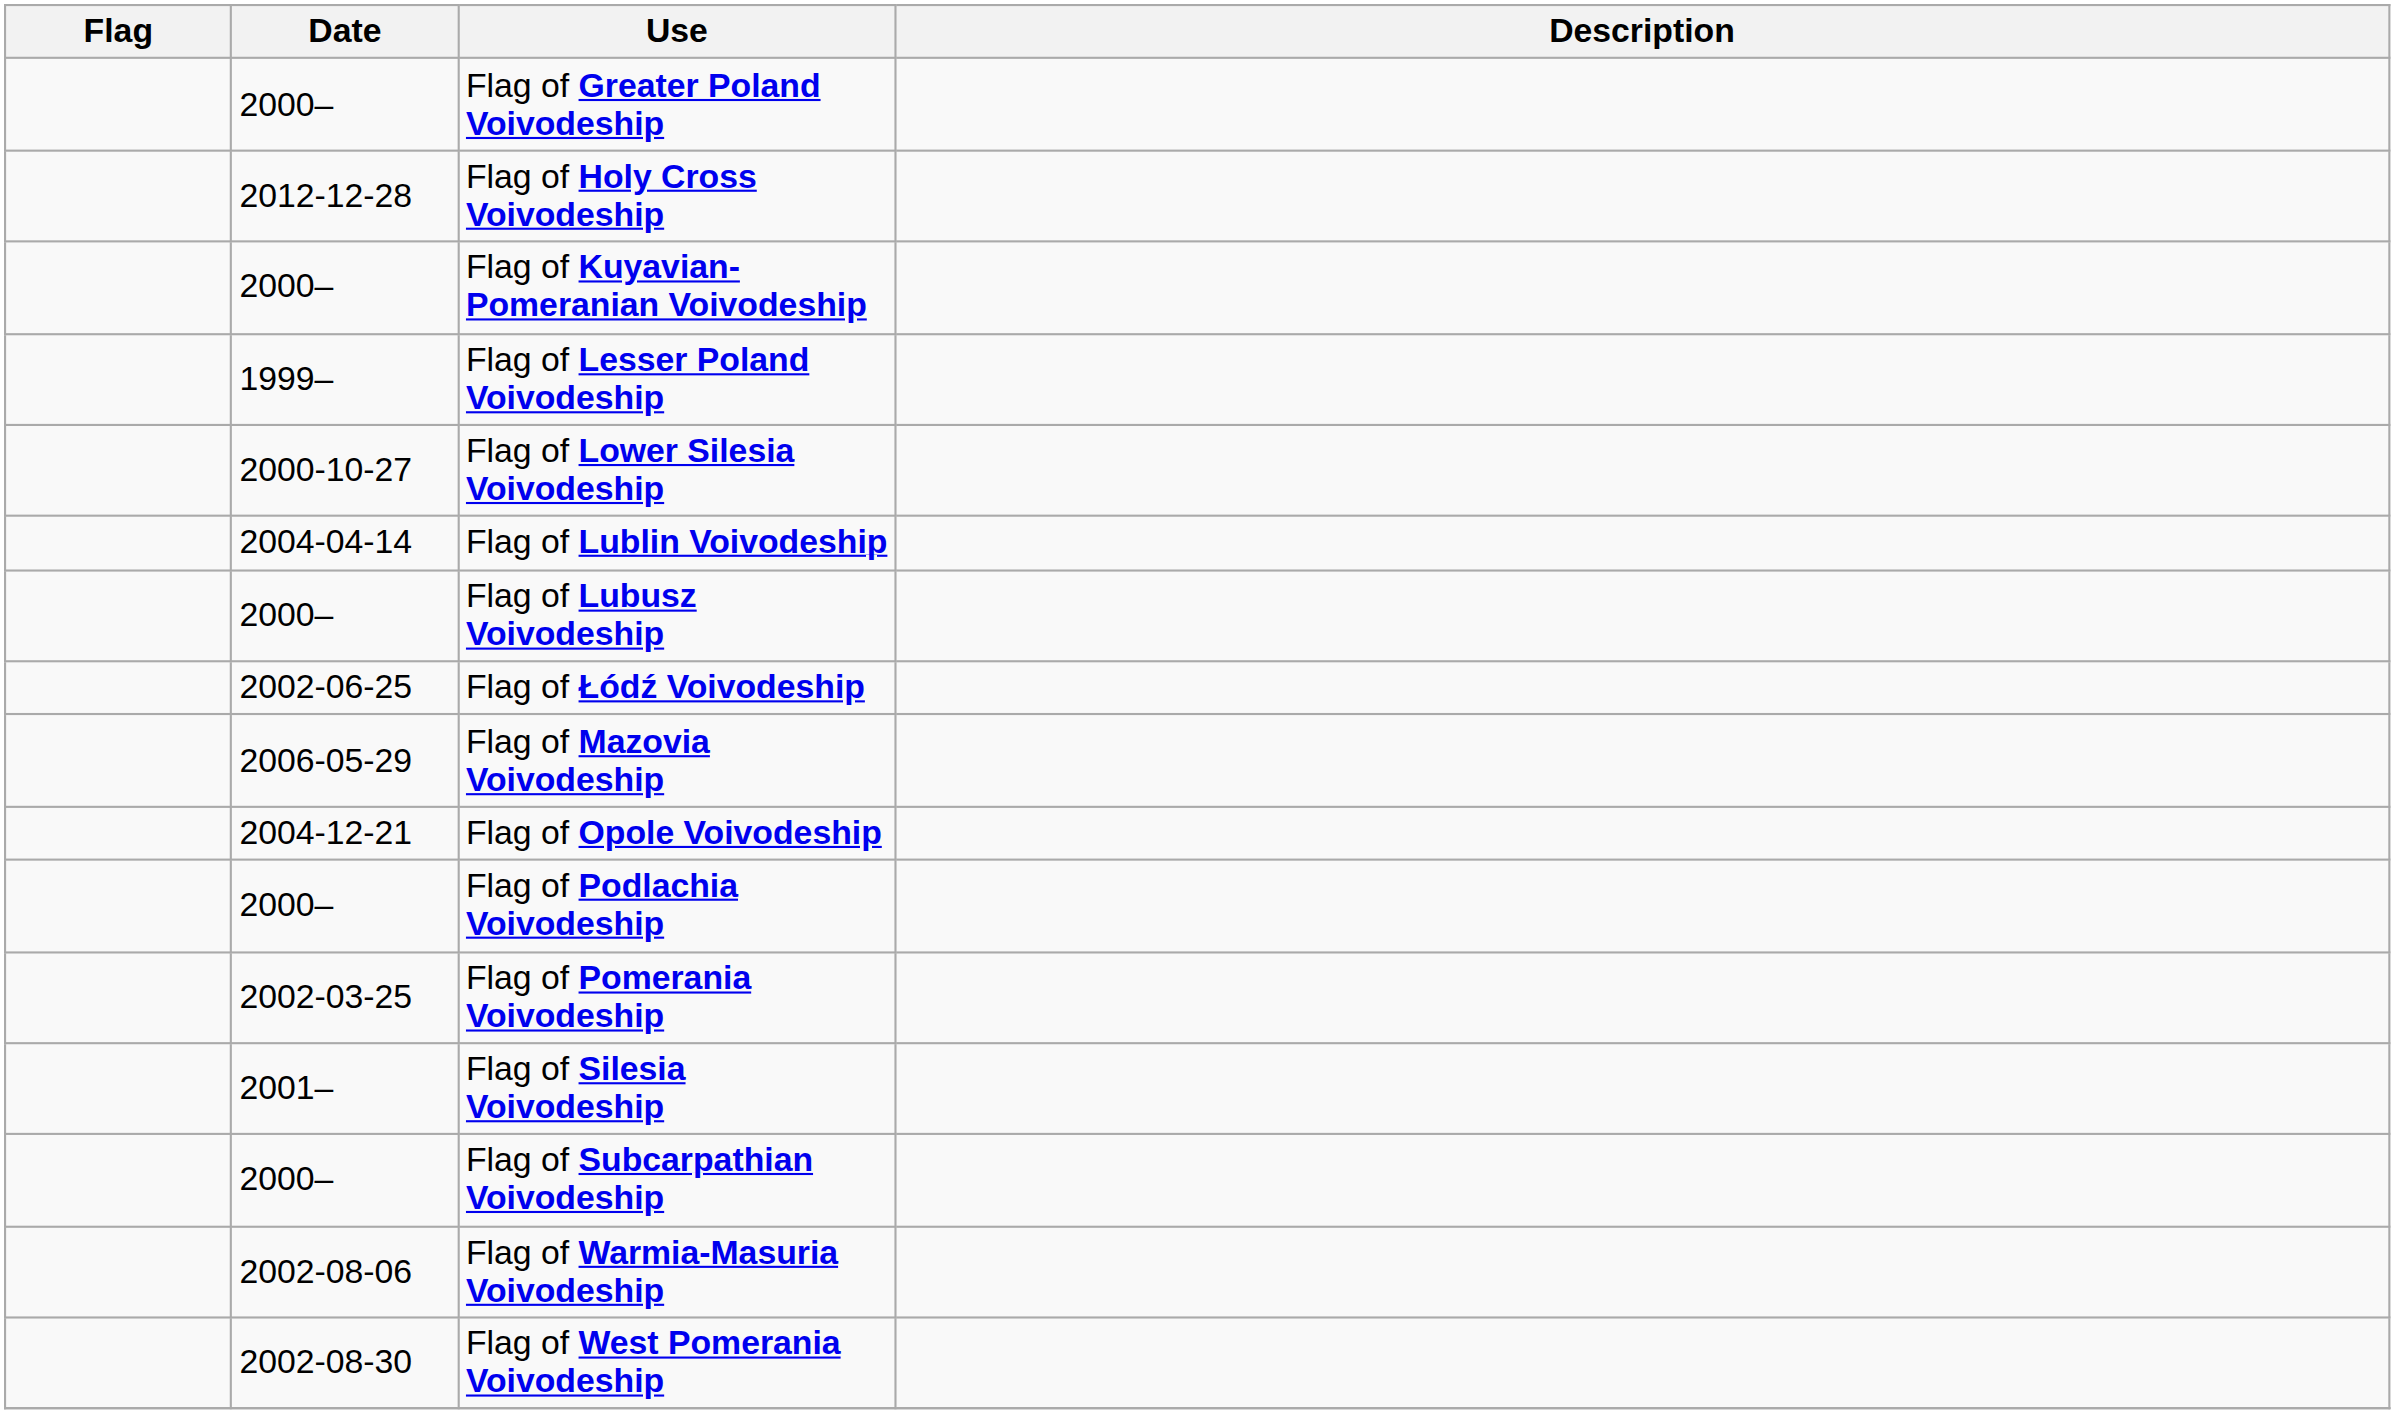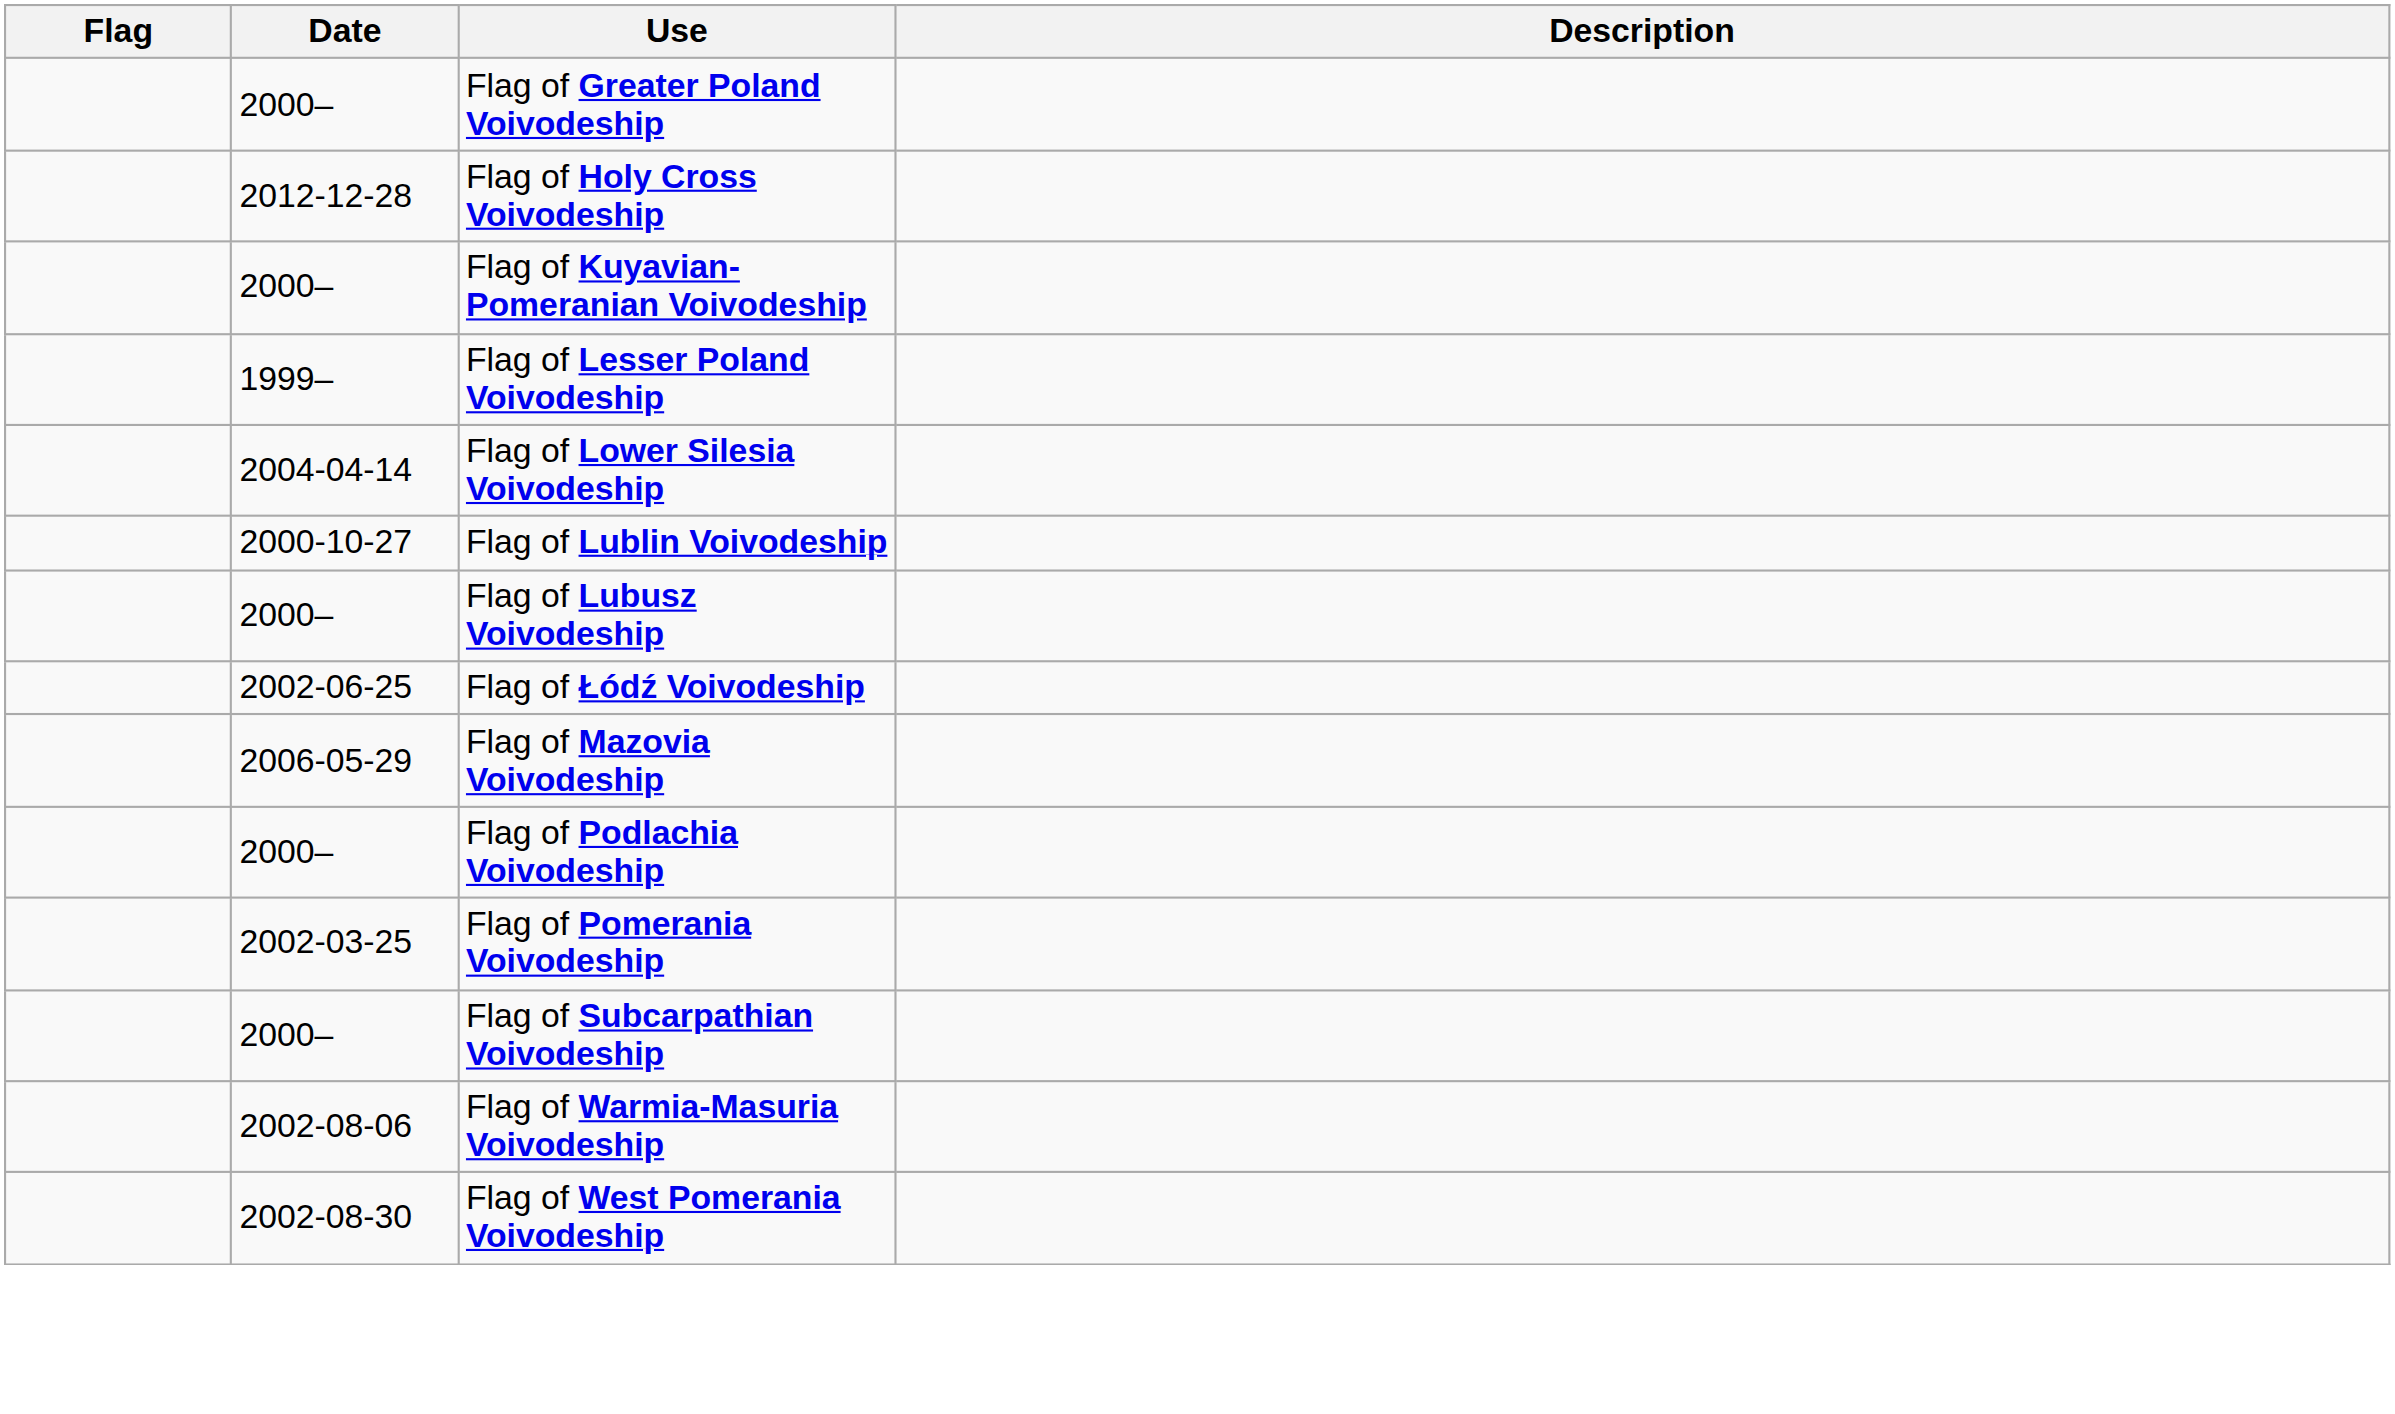(326, 469) 2000-10-27 -> (326, 469) 2004-04-14
(326, 542) 2004-04-14 -> (326, 542) 2000-10-27
- row: (674, 832)
- row: (576, 1088)
